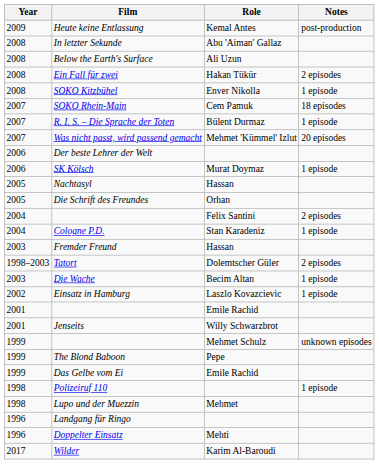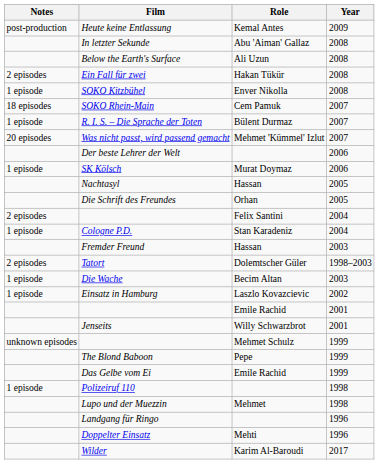columns swapped: (28, 12) <-> (336, 12)
